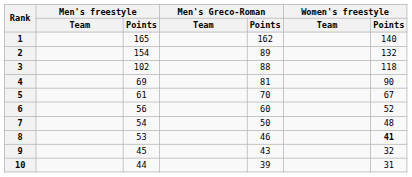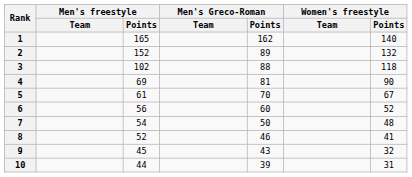(142, 53) 154 -> (142, 53) 152
(142, 137) 53 -> (142, 137) 52
(389, 137) bold -> (389, 137) normal
